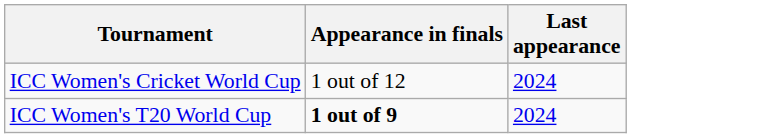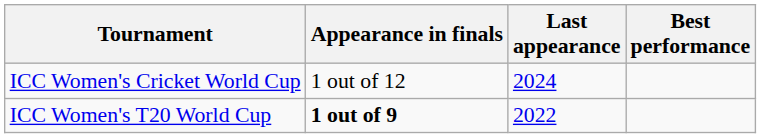+ column: (690, 33)
(535, 115) 2024 -> (535, 115) 2022
